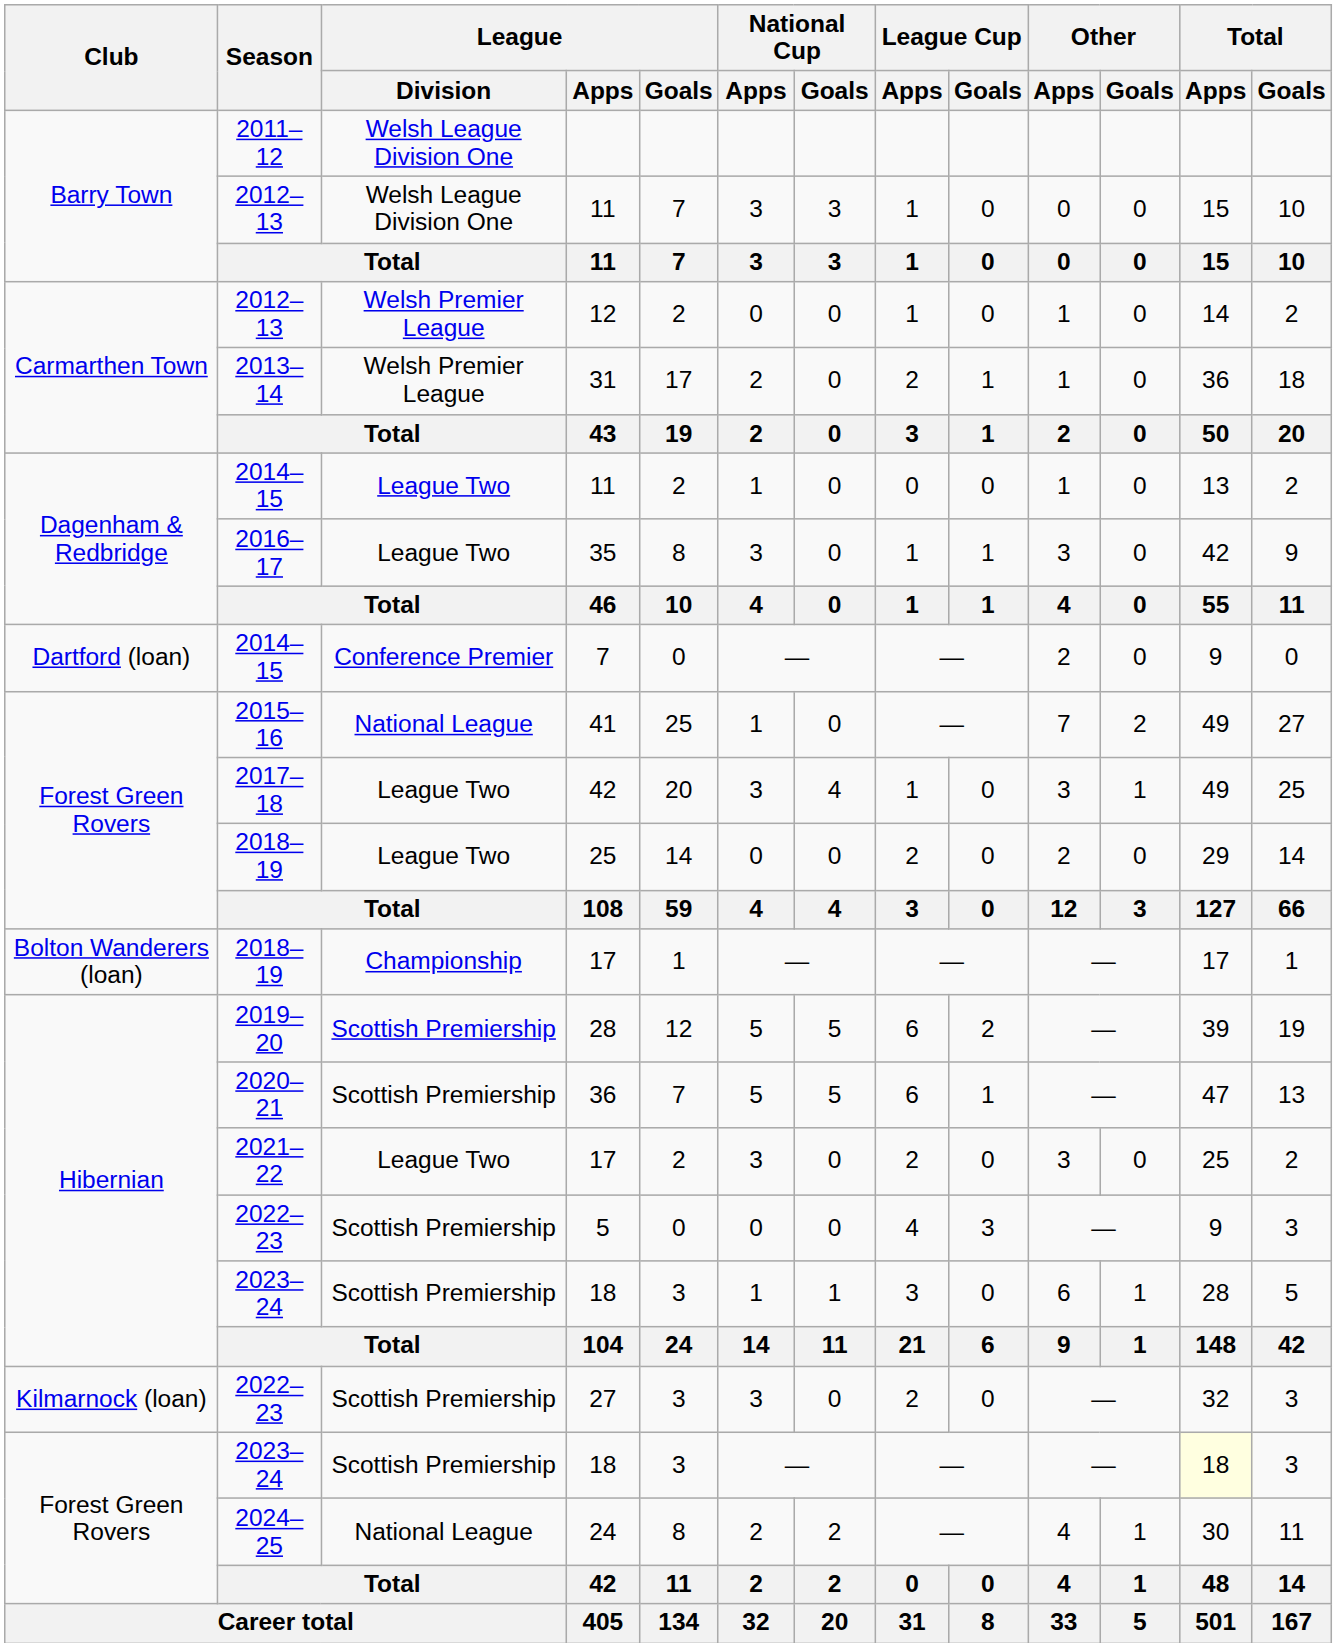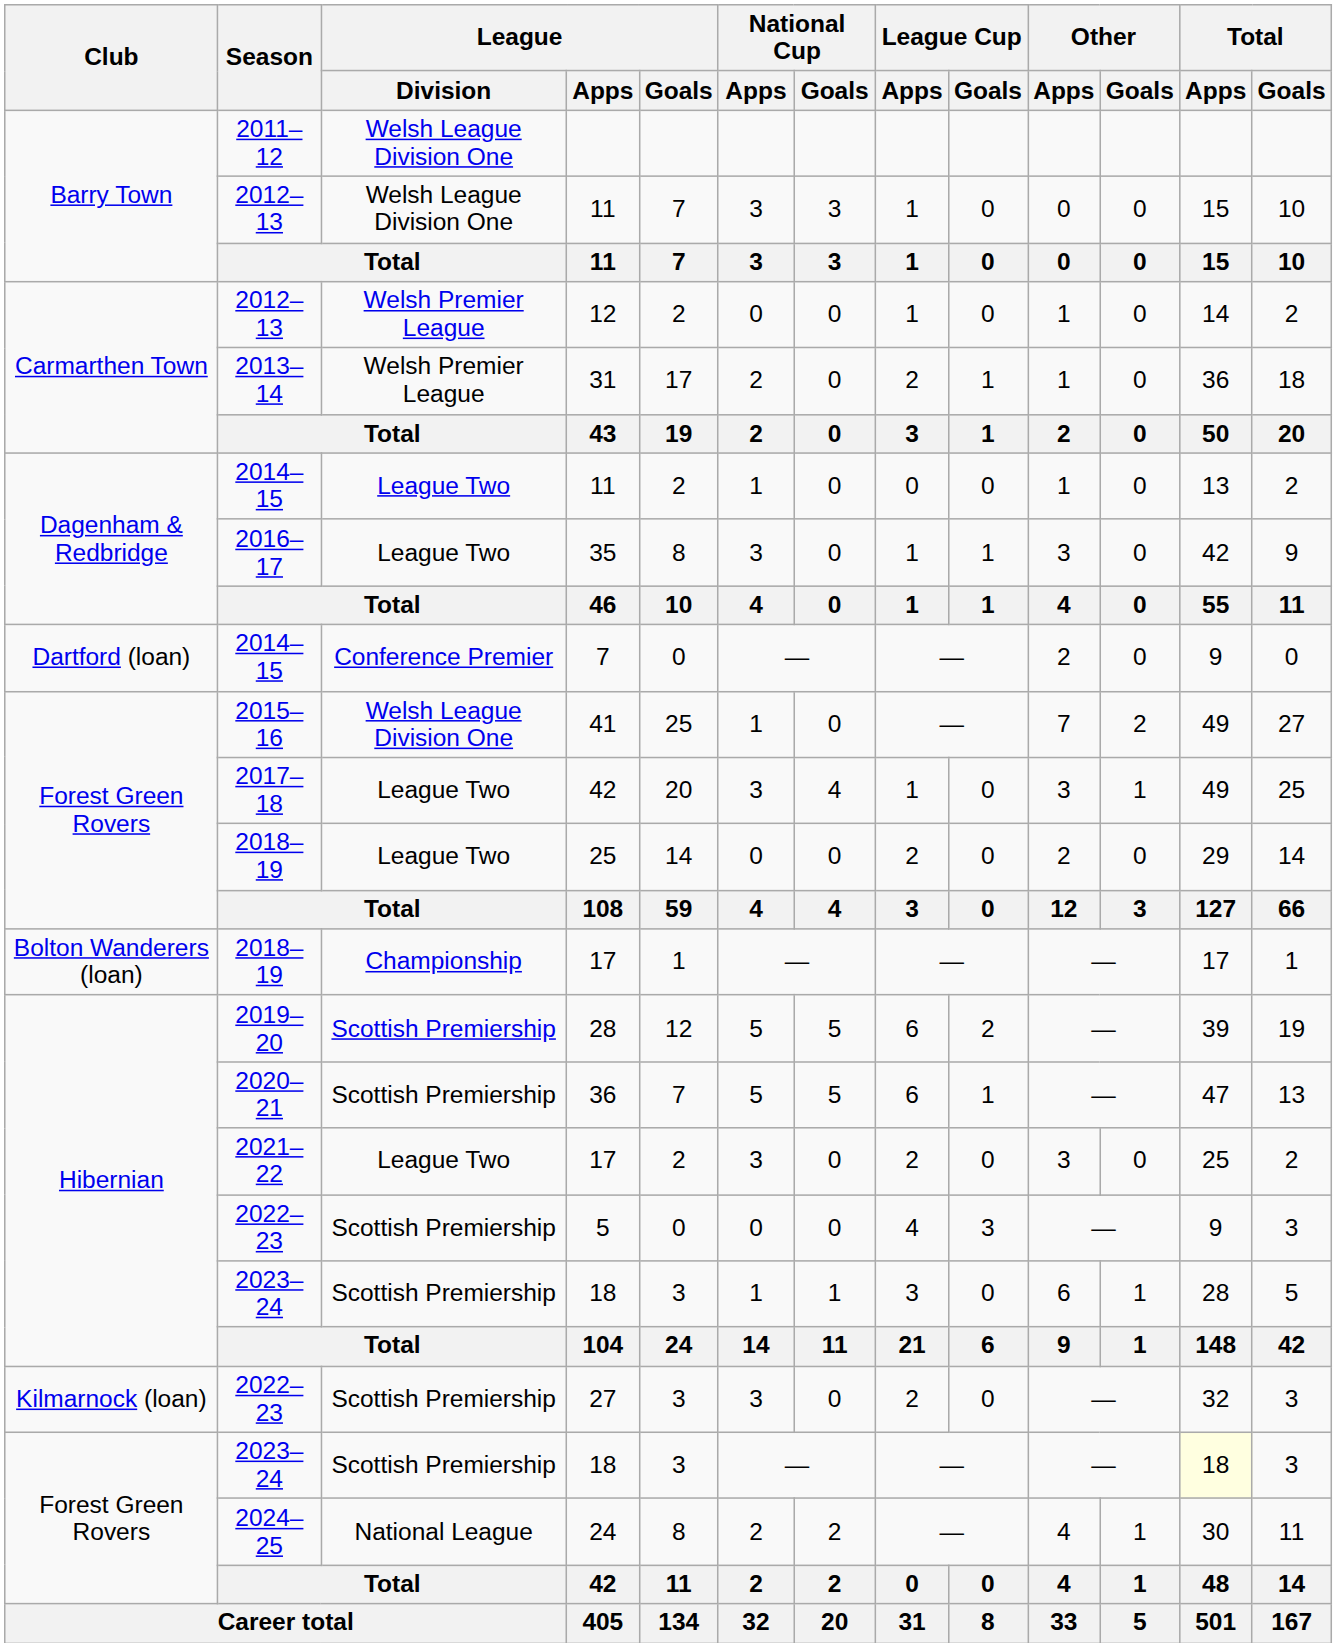(444, 723) National League -> (444, 723) Welsh League Division One
